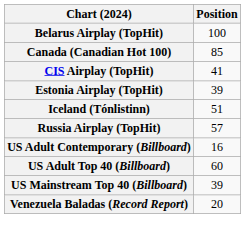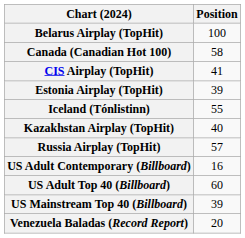(217, 52) 85 -> (217, 52) 58
(217, 109) 51 -> (217, 109) 55
+ row: (99, 128)
